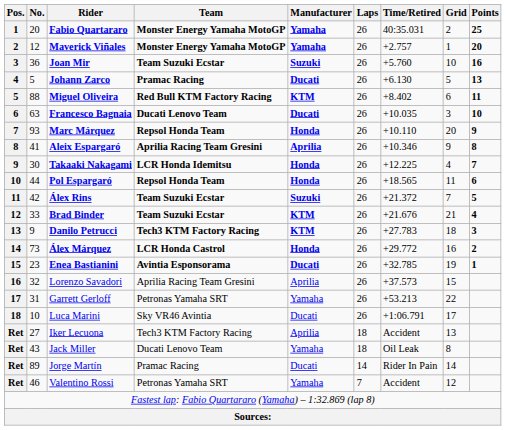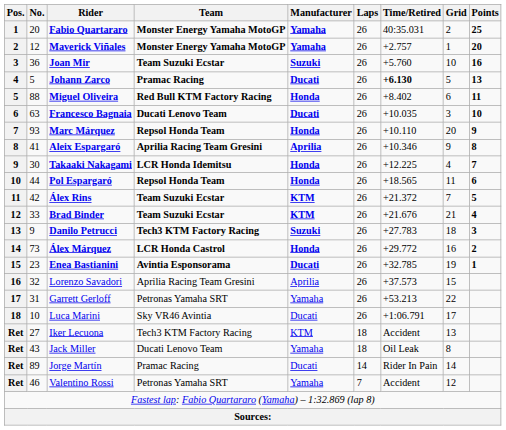(397, 79) normal -> (397, 79) bold
(302, 96) KTM -> (305, 96) Honda
(305, 197) Suzuki -> (302, 197) KTM
(302, 231) KTM -> (305, 231) Suzuki
(305, 332) Aprilia -> (302, 332) KTM
